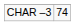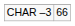(62, 12) 74 -> (62, 12) 66
